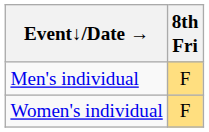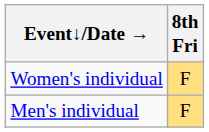rows swapped: (75, 78) <-> (87, 111)
